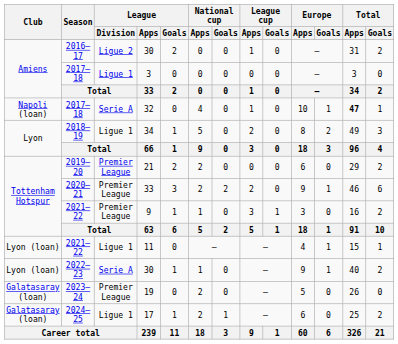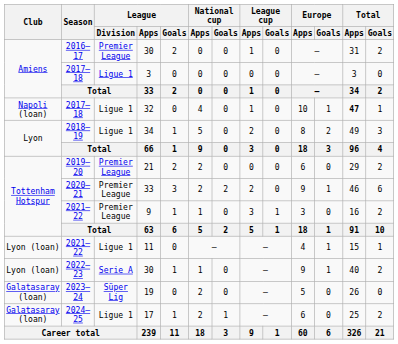(116, 51) Ligue 2 -> (116, 51) Premier League
(116, 109) Serie A -> (116, 109) Ligue 1
(116, 292) Premier League -> (116, 292) Süper Lig
